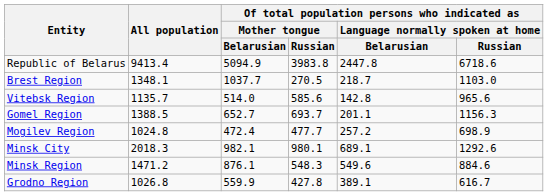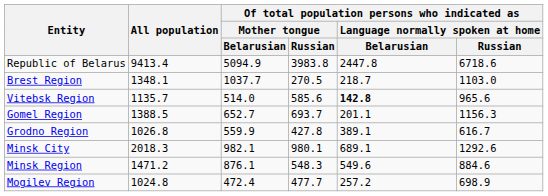(355, 98) normal -> (355, 98) bold
rows swapped: (48, 182) <-> (51, 132)
